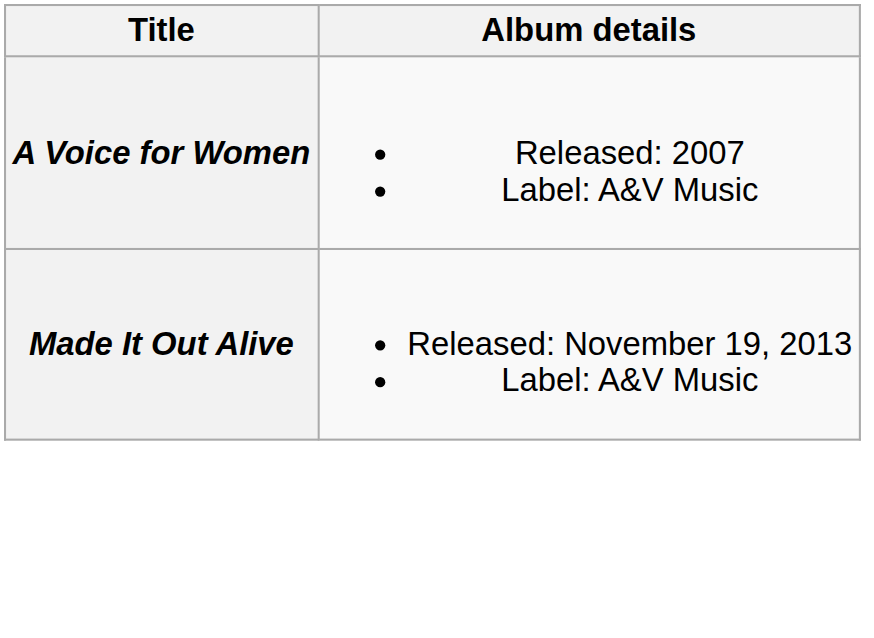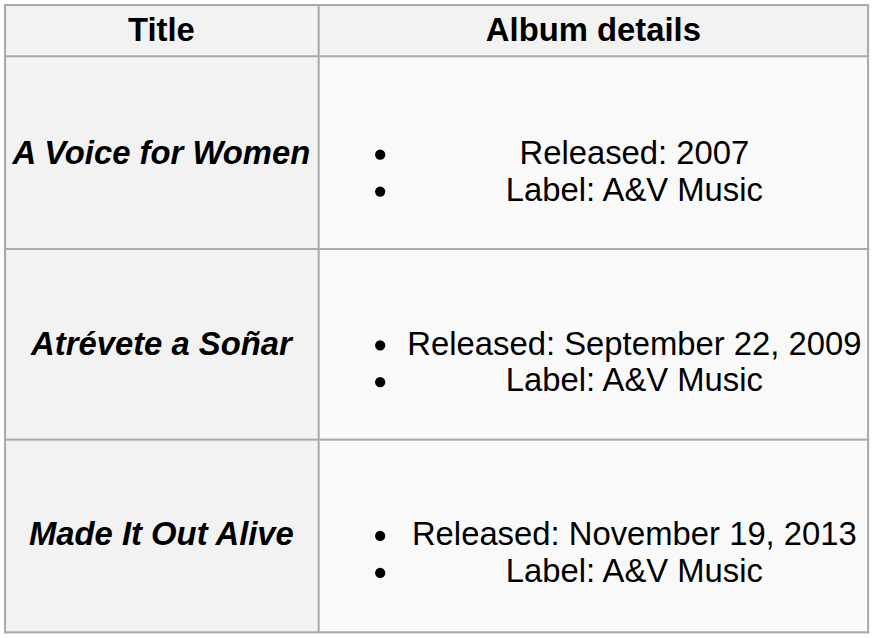+ row: (161, 343)
